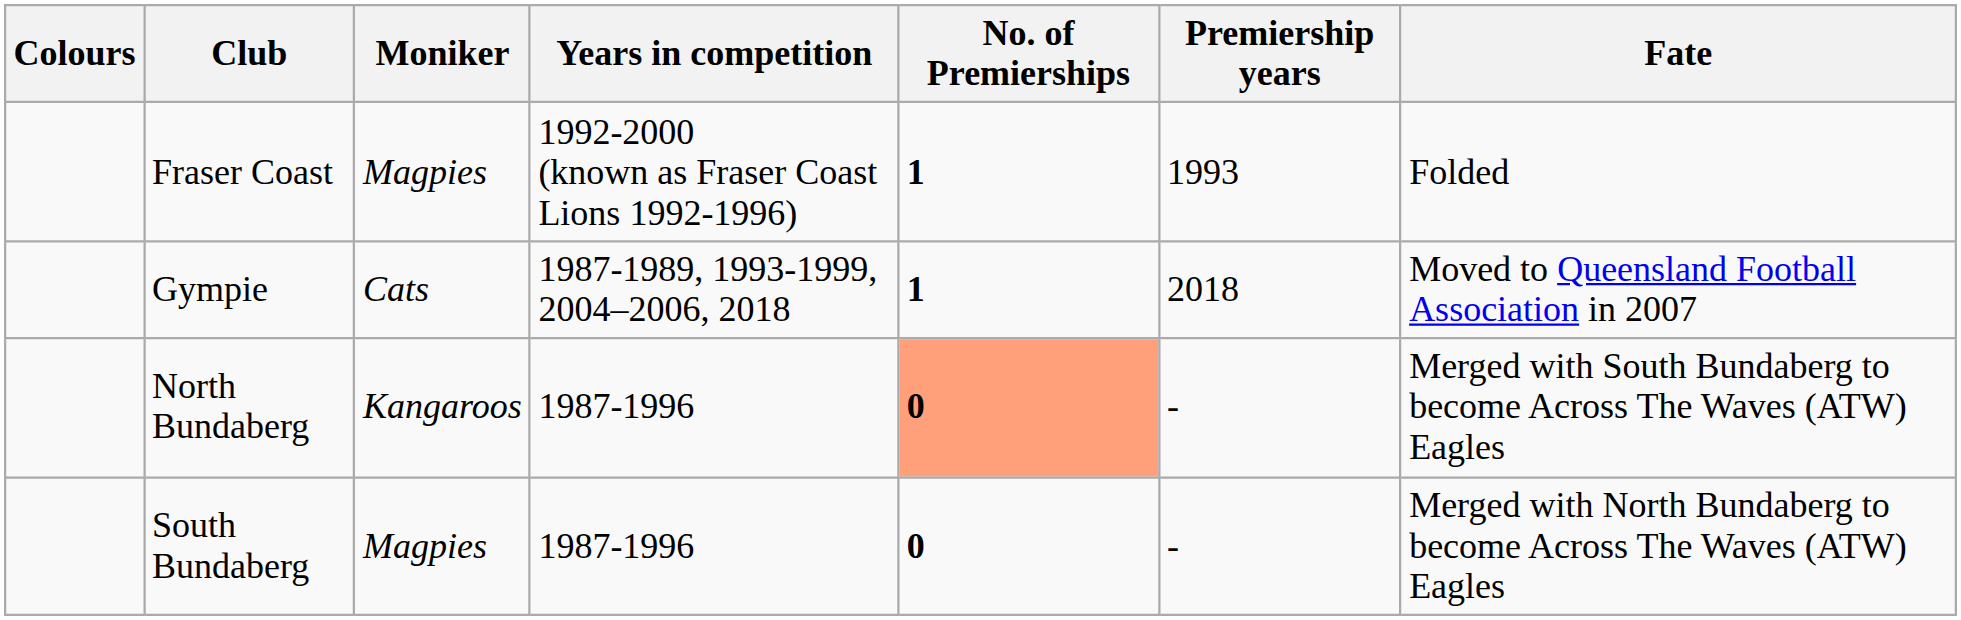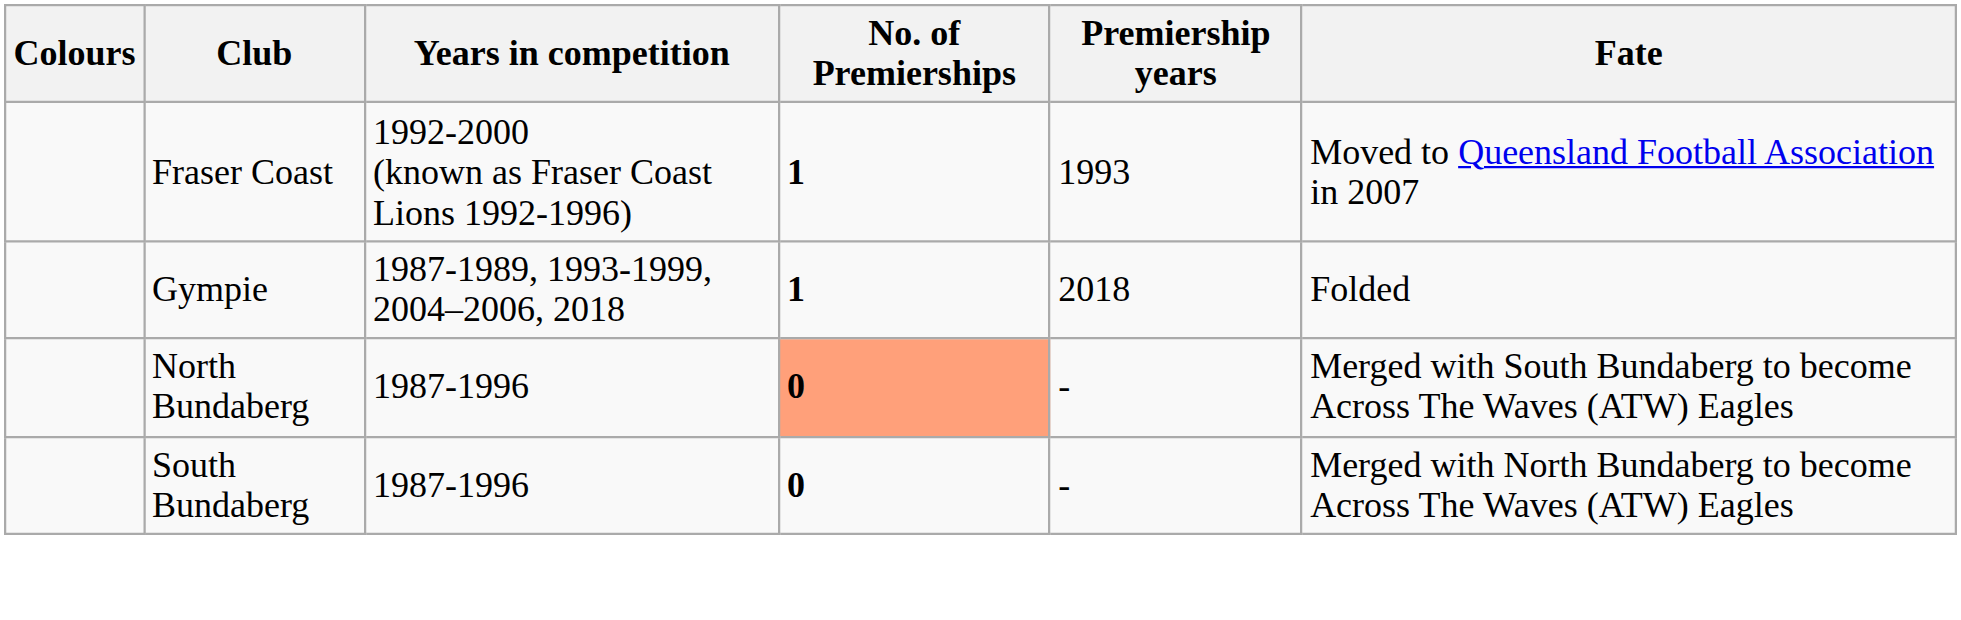- column: (442, 53)
(1459, 171) Folded -> (1622, 171) Moved to Queensland Football Association in 2007
(1633, 288) Moved to Queensland Football Association in 2007 -> (1360, 288) Folded
